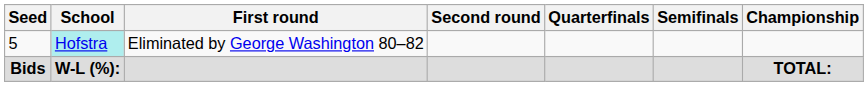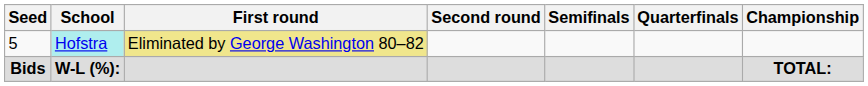columns swapped: (599, 18) <-> (698, 18)
(276, 44) no background -> (276, 44) khaki background
